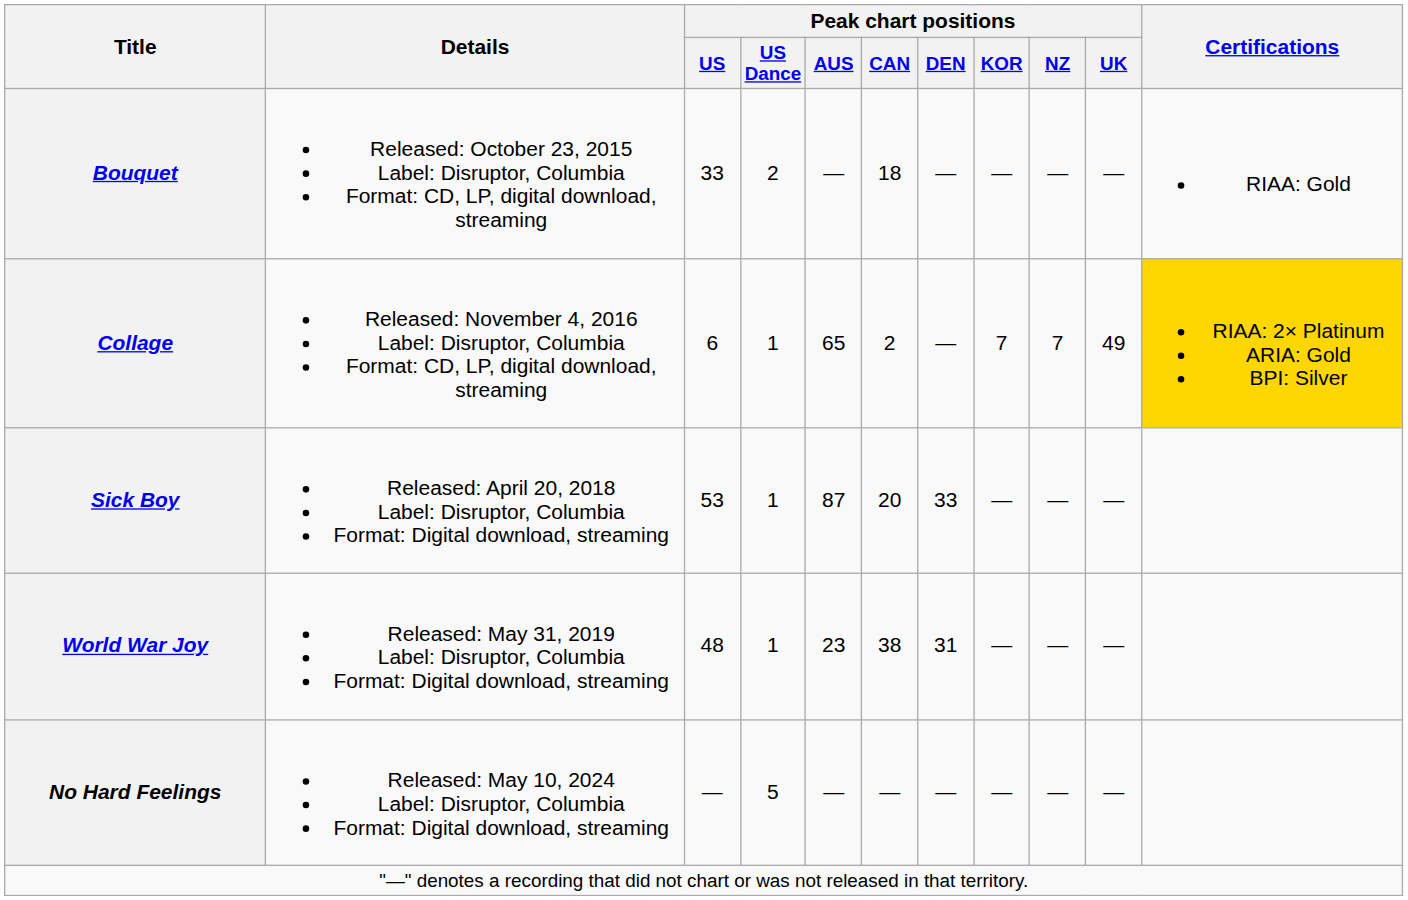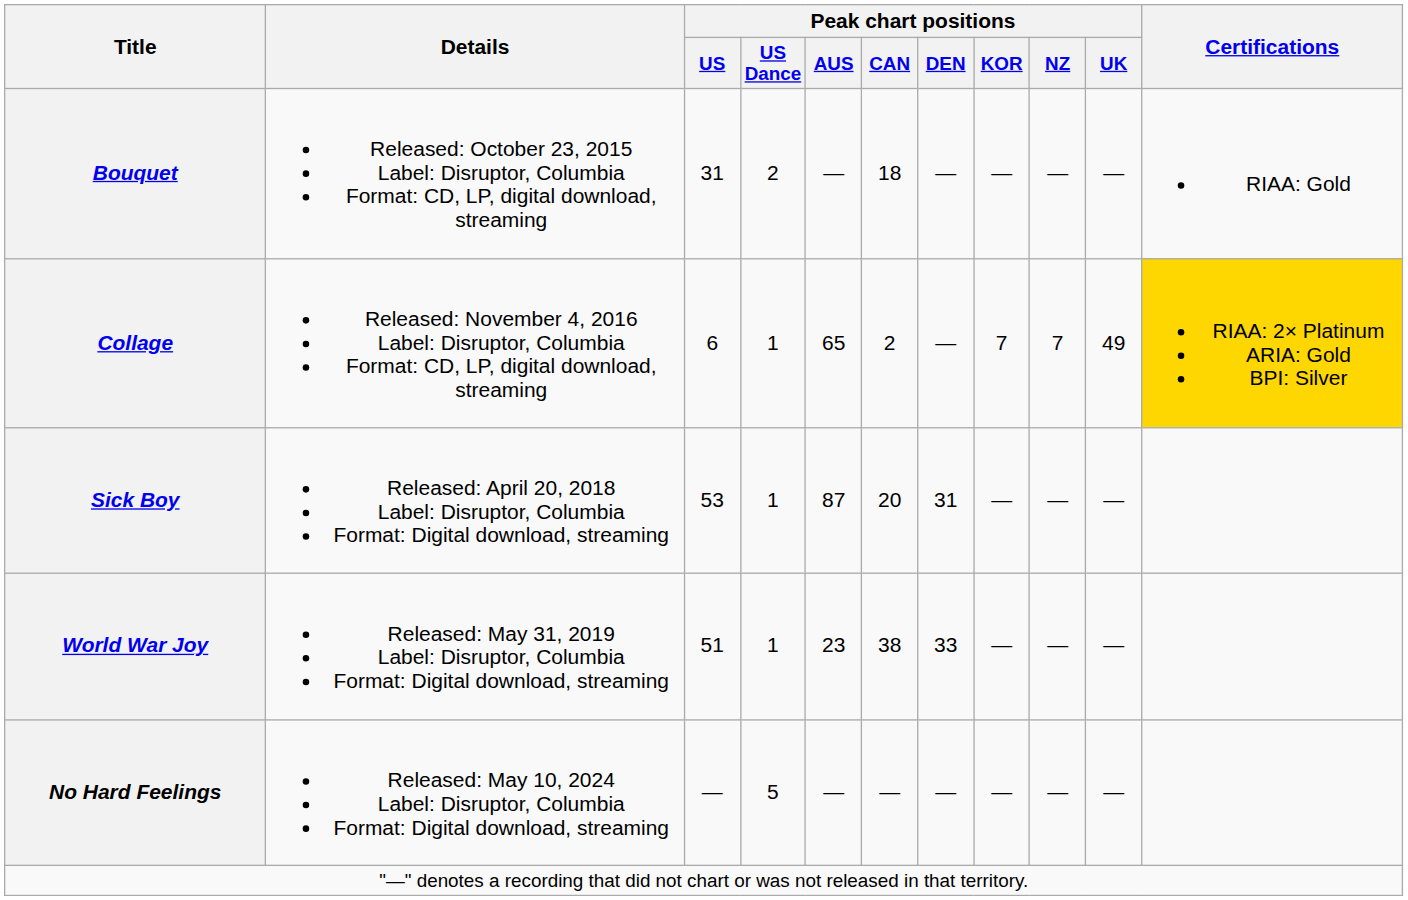(712, 173) 33 -> (712, 173) 31
(946, 500) 33 -> (946, 500) 31
(712, 646) 48 -> (712, 646) 51
(946, 646) 31 -> (946, 646) 33
